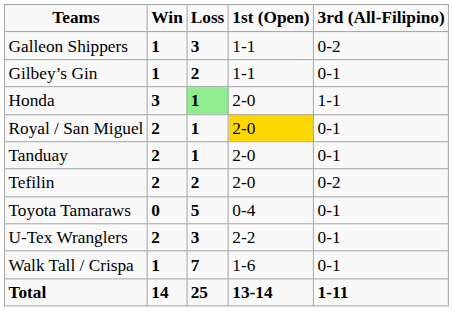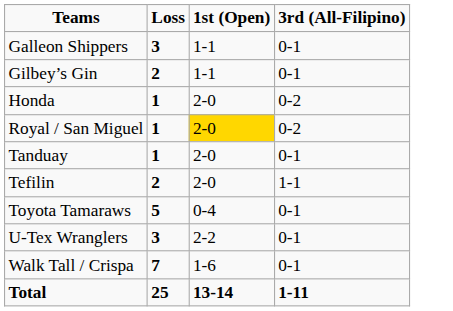- column: (167, 18)
(329, 45) 0-2 -> (290, 45) 0-1
(195, 100) lightgreen background -> (156, 100) no background
(329, 100) 1-1 -> (290, 100) 0-2
(329, 127) 0-1 -> (290, 127) 0-2
(329, 182) 0-2 -> (290, 182) 1-1
